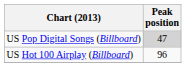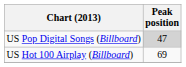(162, 54) 96 -> (162, 54) 69
